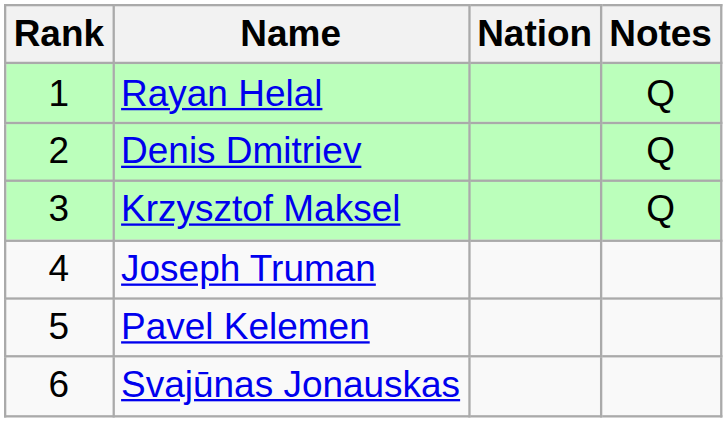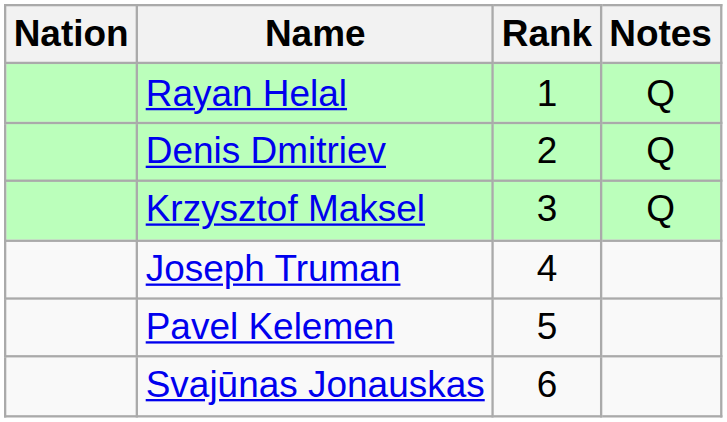columns swapped: (59, 33) <-> (535, 33)
